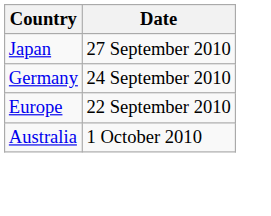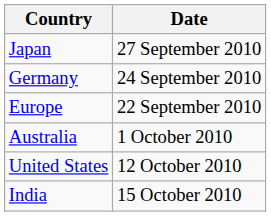+ row: (59, 166)
+ row: (28, 195)
